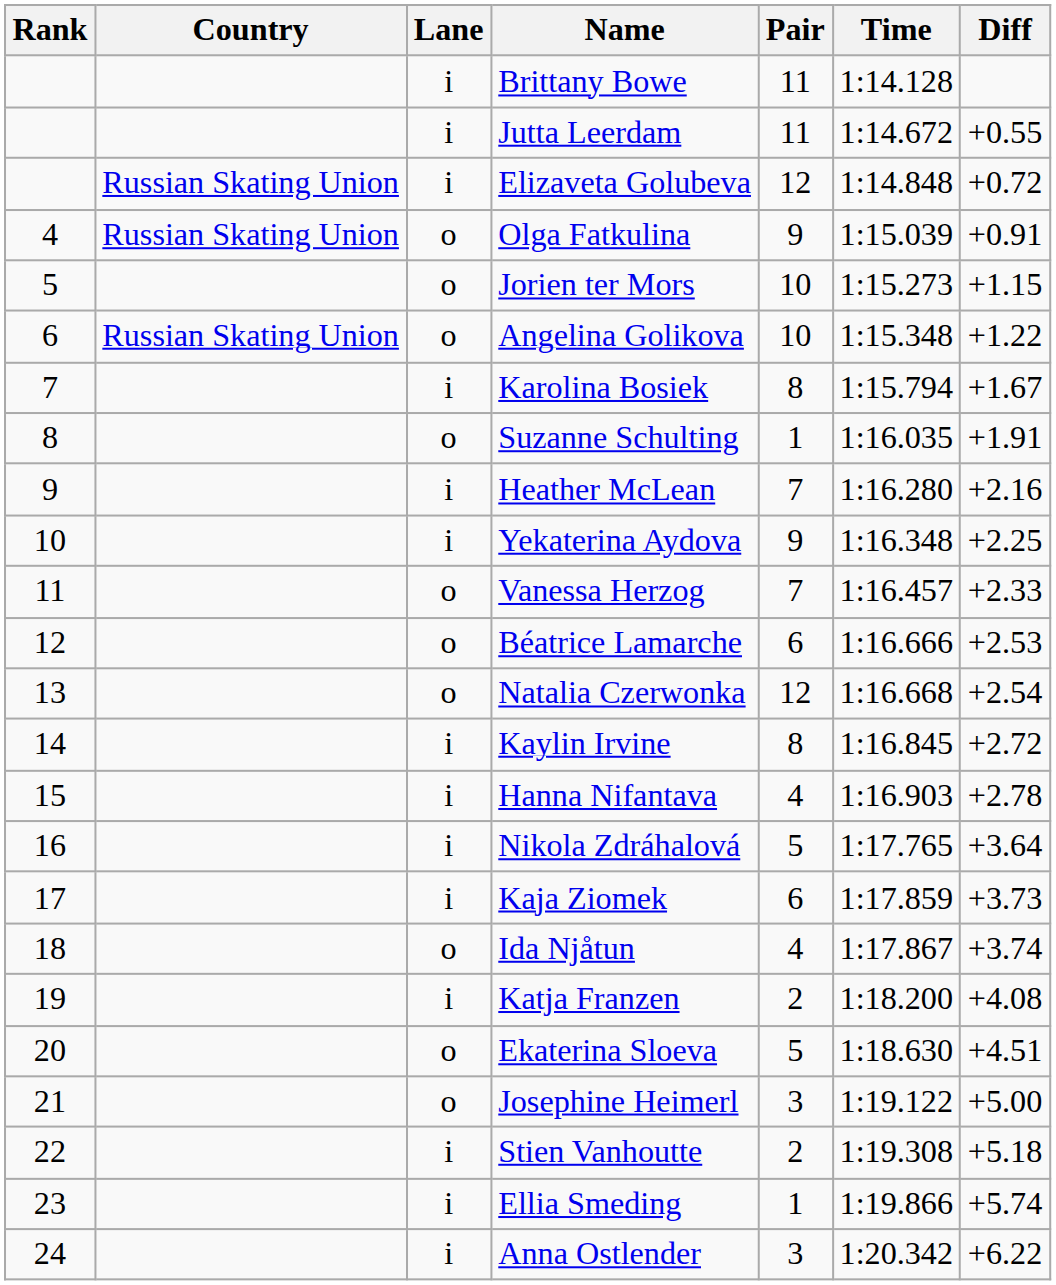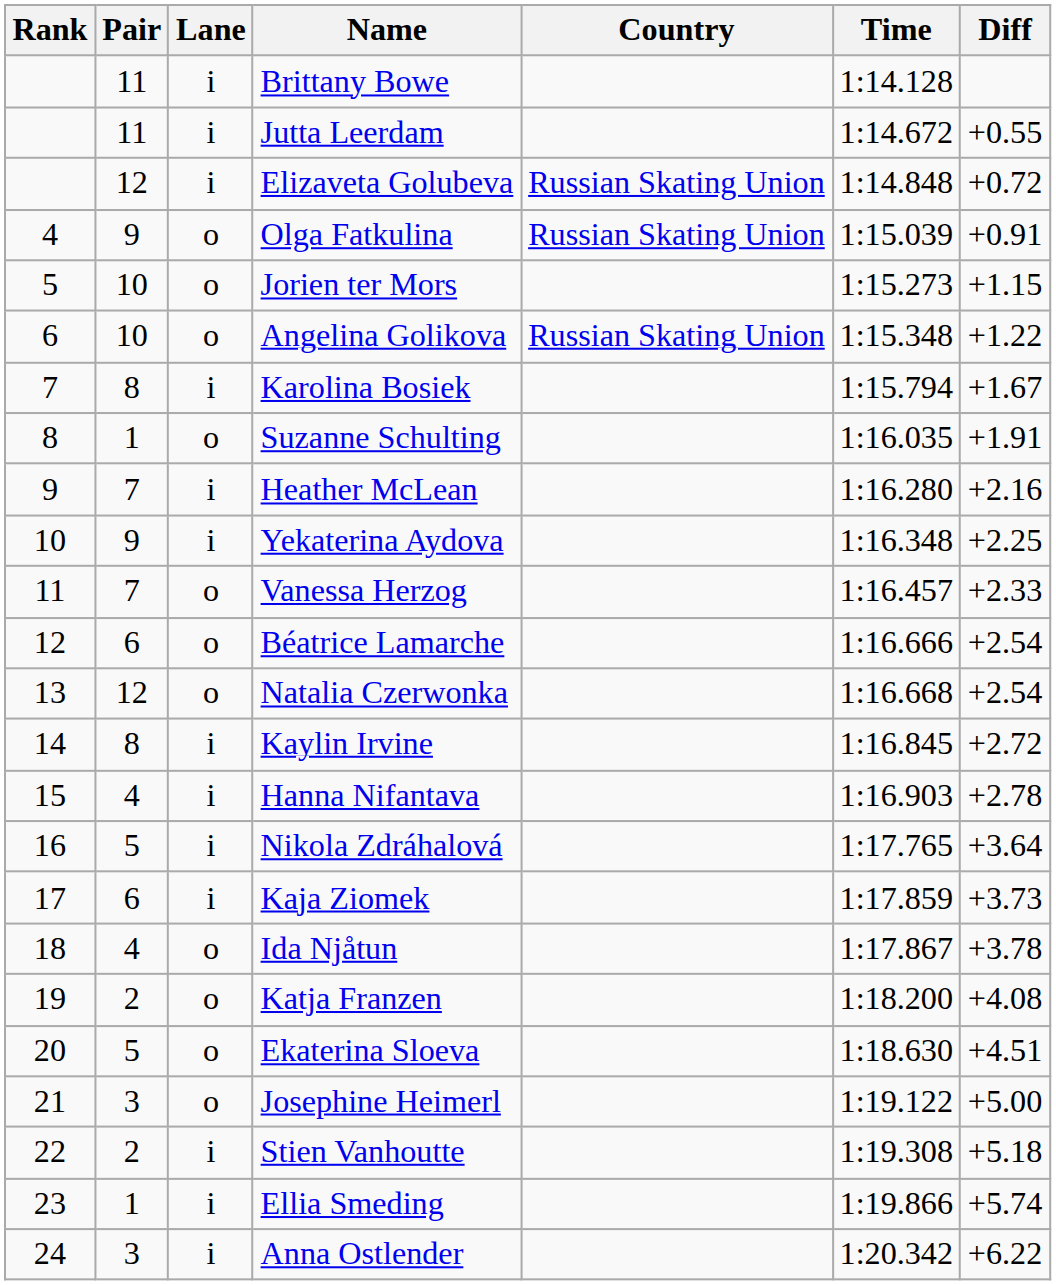columns swapped: (795, 30) <-> (251, 30)
(1005, 642) +2.53 -> (1005, 642) +2.54
(1005, 948) +3.74 -> (1005, 948) +3.78
(449, 999) i -> (211, 999) o
